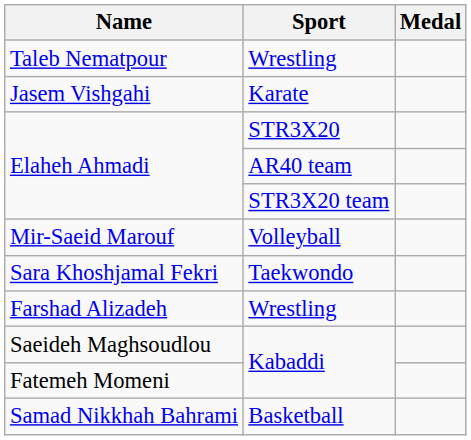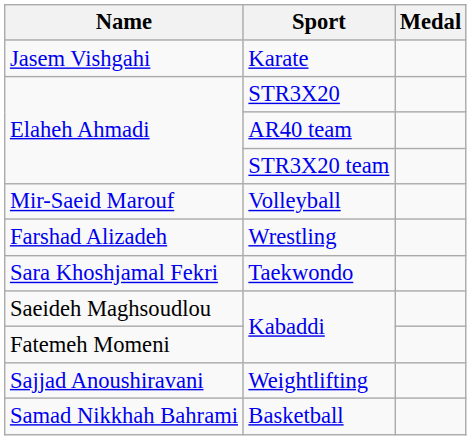- row: (88, 58)
rows swapped: (89, 308) <-> (114, 272)
+ row: (107, 380)
